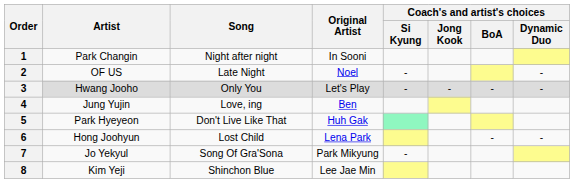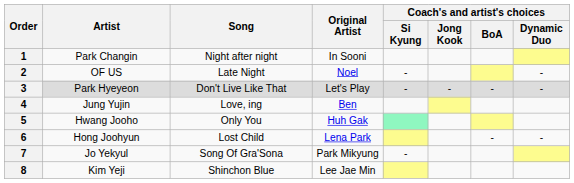(107, 89) Hwang Jooho -> (107, 89) Park Hyeyeon
(241, 89) Only You -> (241, 89) Don't Live Like That
(107, 121) Park Hyeyeon -> (107, 121) Hwang Jooho
(241, 121) Don't Live Like That -> (241, 121) Only You
